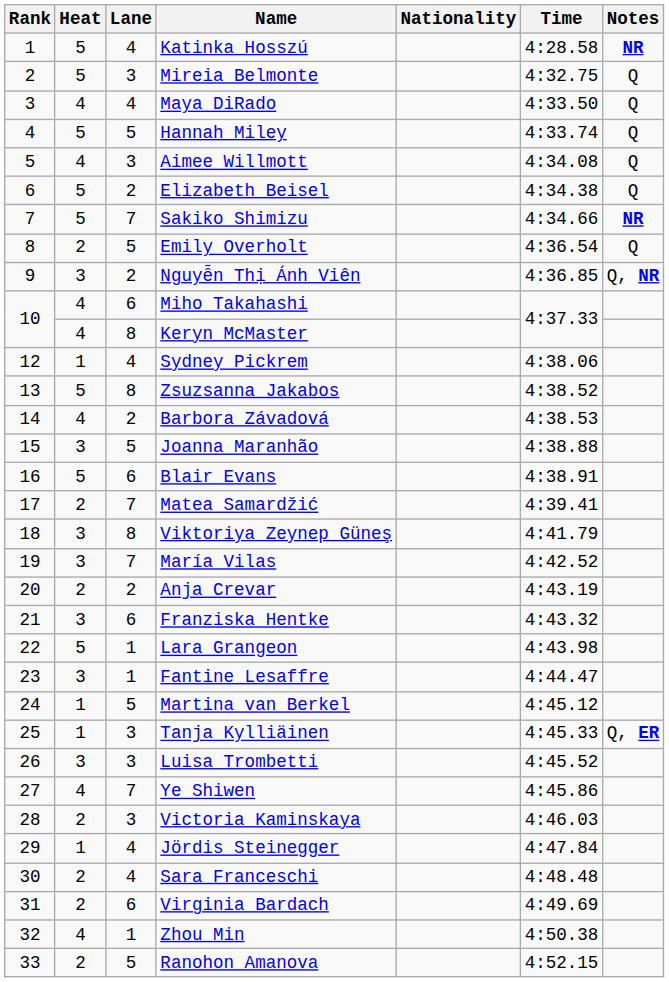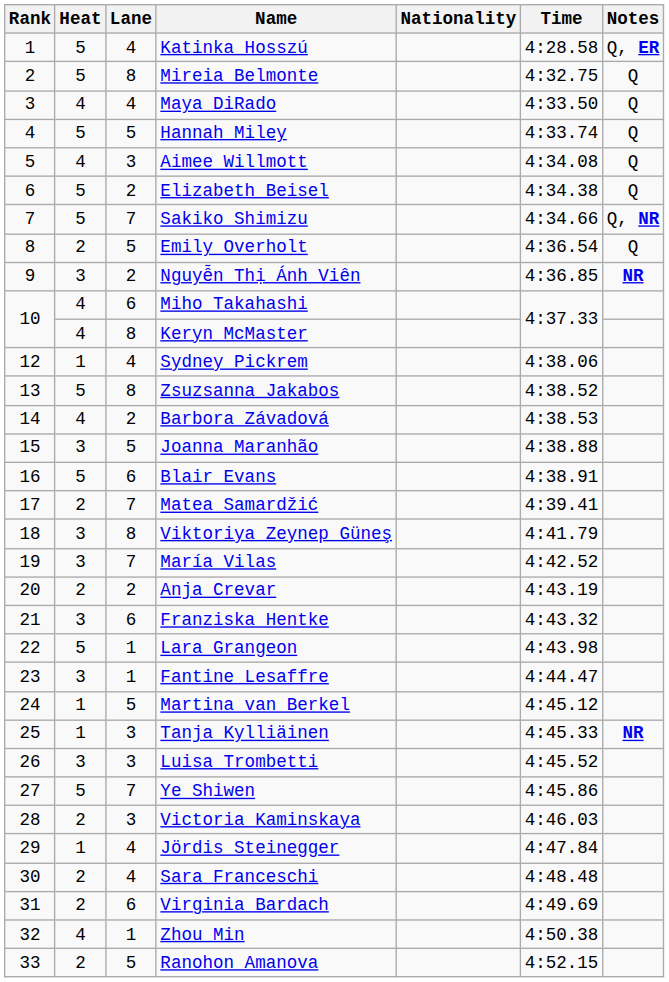(633, 48) NR -> (633, 48) Q, ER
(131, 76) 3 -> (131, 76) 8
(633, 219) NR -> (633, 219) Q, NR
(633, 276) Q, NR -> (633, 276) NR
(633, 734) Q, ER -> (633, 734) NR
(80, 791) 4 -> (80, 791) 5
